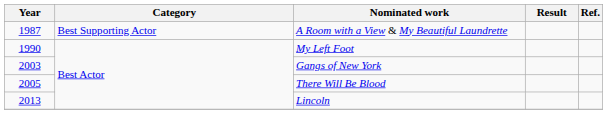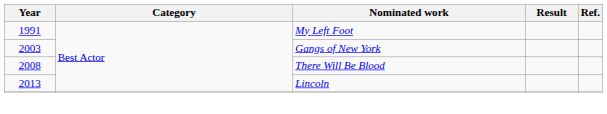- row: (402, 30)
(30, 48) 1990 -> (30, 30) 1991
(30, 83) 2005 -> (30, 65) 2008
